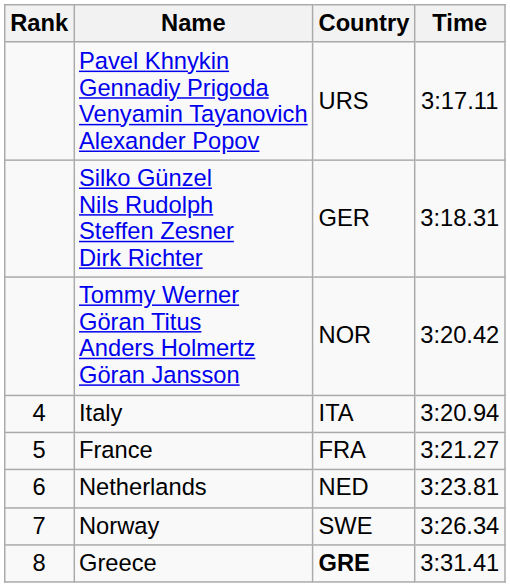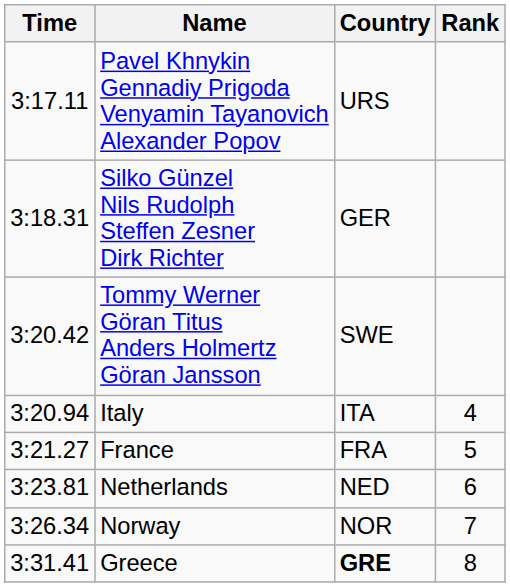columns swapped: (39, 23) <-> (460, 23)
(345, 335) NOR -> (367, 335) SWE
(346, 525) SWE -> (366, 525) NOR
